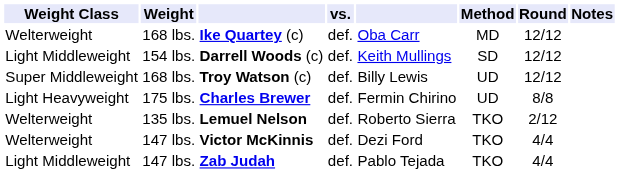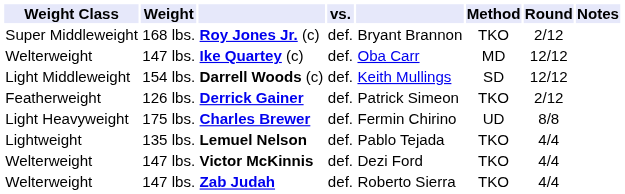+ row: (260, 35)
(169, 35) 168 lbs. -> (169, 56) 147 lbs.
- row: (255, 77)
+ row: (252, 98)
(49, 119) Welterweight -> (44, 140) Lightweight
(407, 119) Roberto Sierra -> (401, 140) Pablo Tejada
(543, 119) 2/12 -> (549, 140) 4/4
(68, 161) Light Middleweight -> (49, 182) Welterweight
(401, 161) Pablo Tejada -> (407, 182) Roberto Sierra
